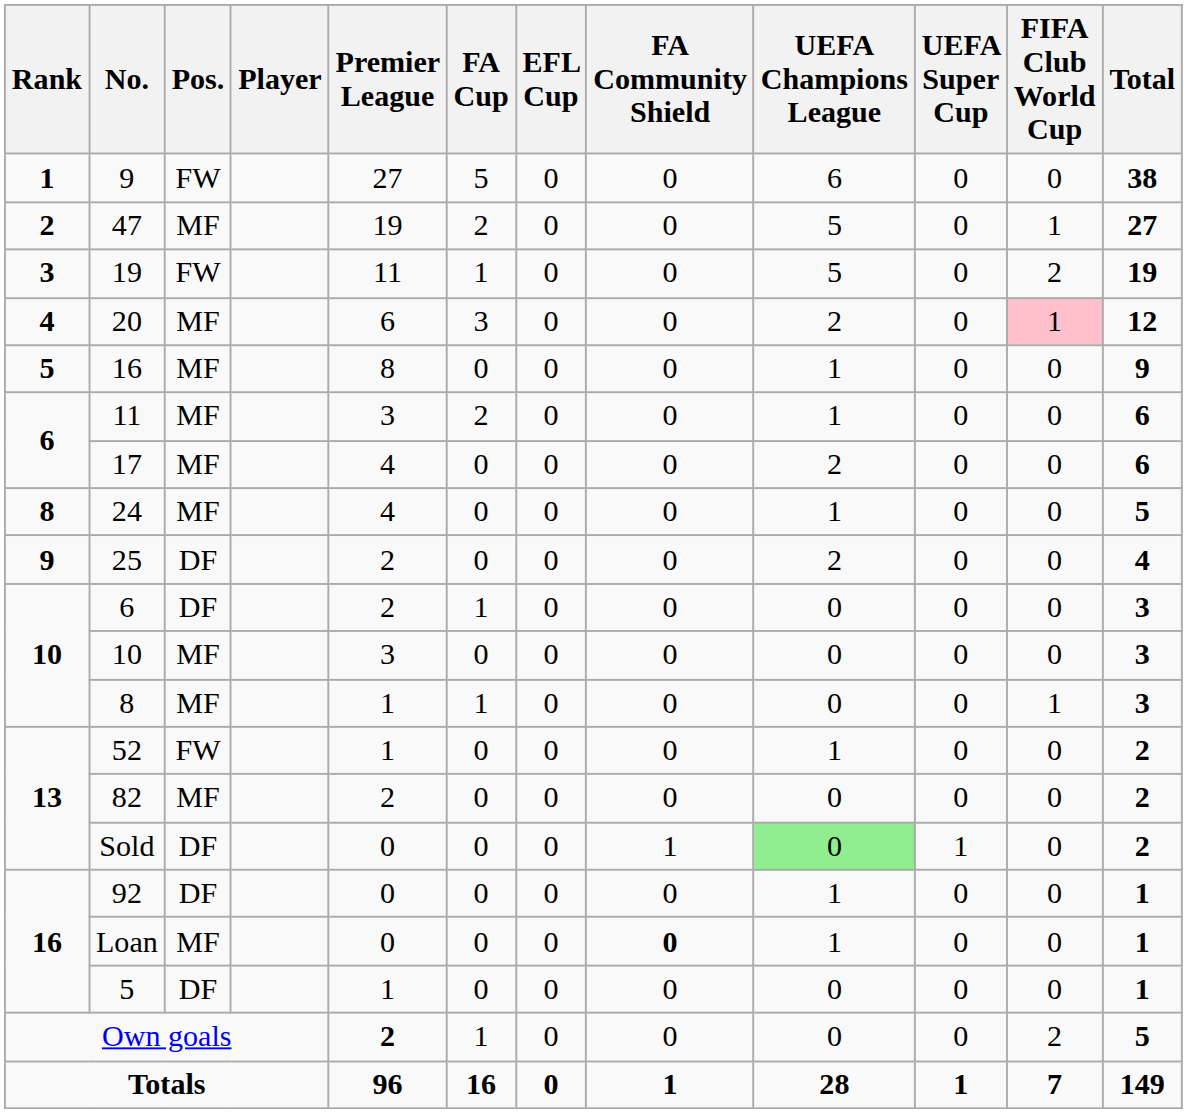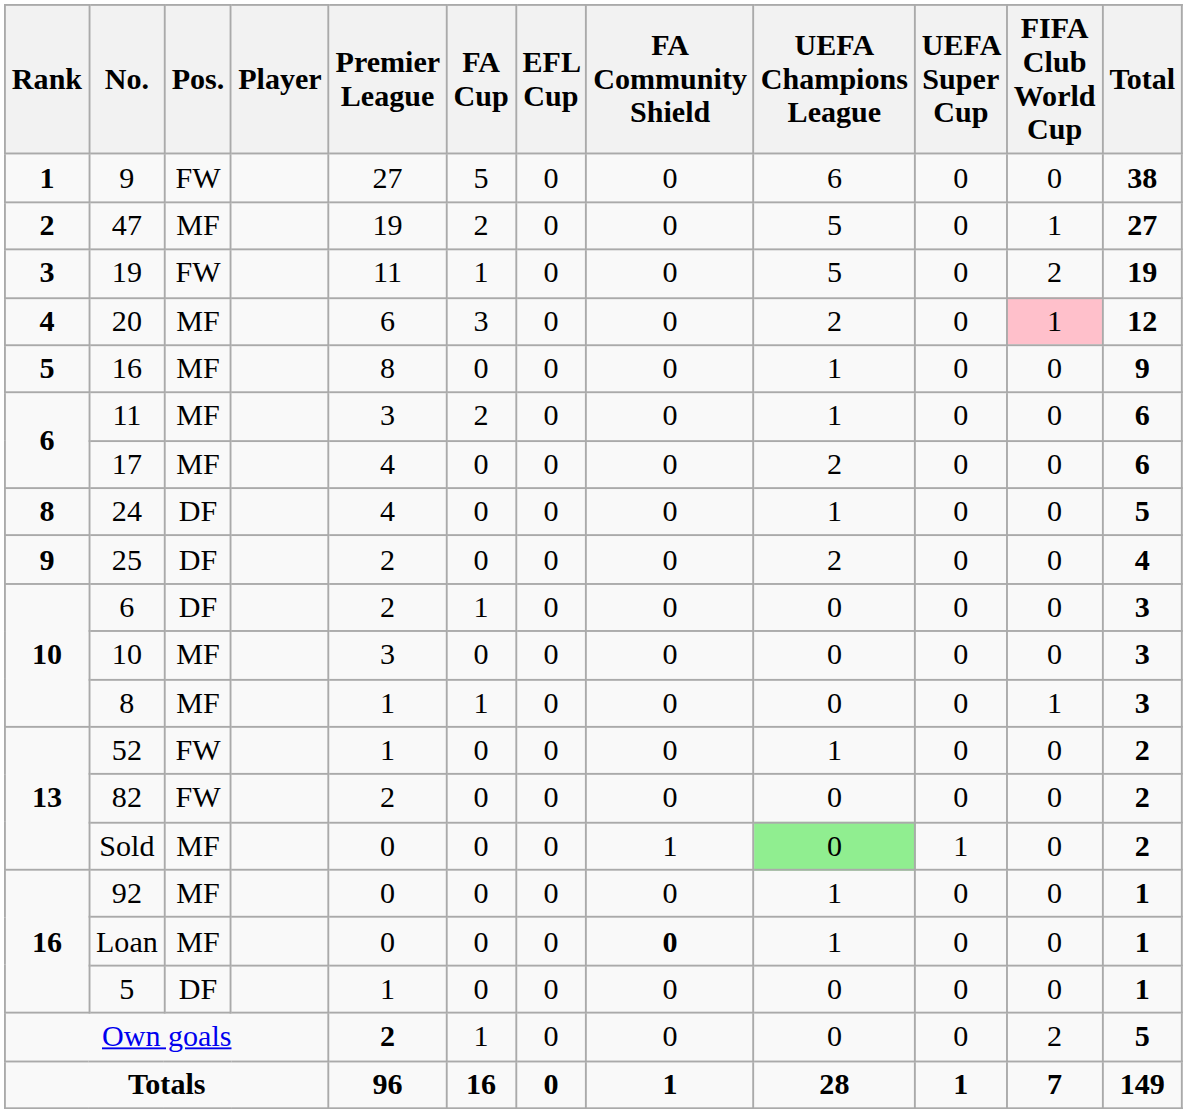(198, 511) MF -> (198, 511) DF
(198, 797) MF -> (198, 797) FW
(198, 845) DF -> (198, 845) MF
(198, 893) DF -> (198, 893) MF
